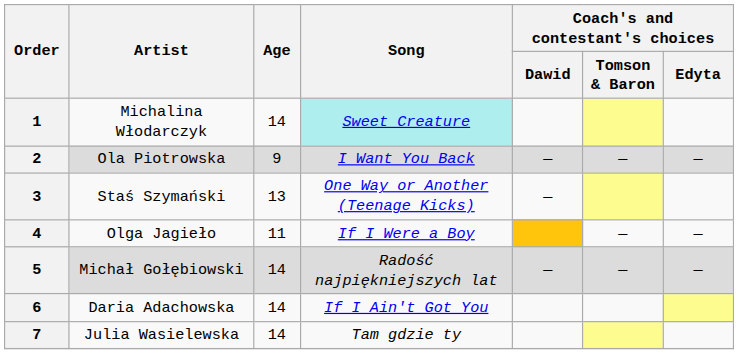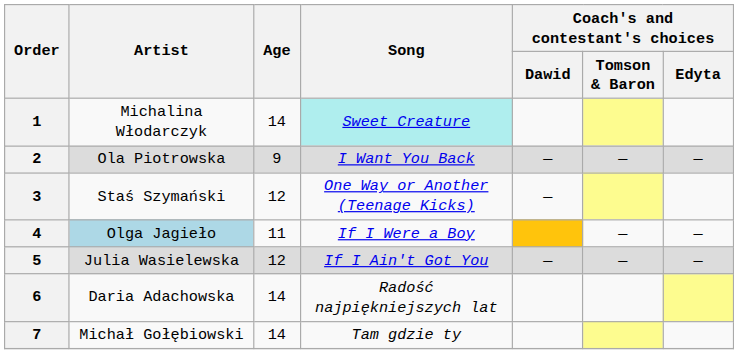(277, 196) 13 -> (277, 196) 12
(161, 233) no background -> (161, 233) lightblue background
(161, 270) Michał Gołębiowski -> (161, 260) Julia Wasielewska
(277, 270) 14 -> (277, 260) 12
(406, 270) Radość najpiękniejszych lat -> (406, 260) If I Ain't Got You
(406, 308) If I Ain't Got You -> (406, 298) Radość najpiękniejszych lat
(161, 335) Julia Wasielewska -> (161, 335) Michał Gołębiowski
